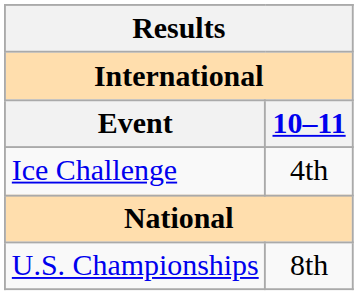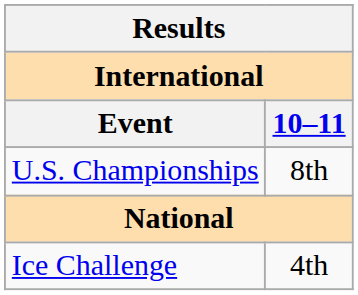rows swapped: (94, 170) <-> (135, 265)
